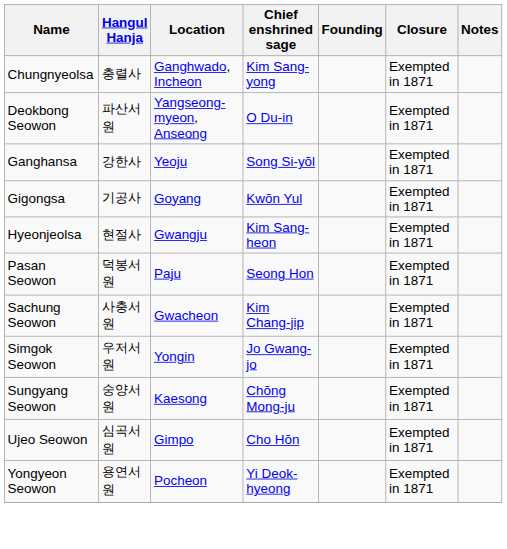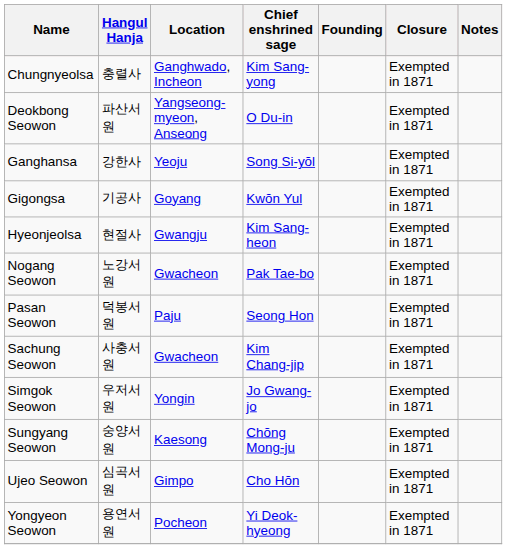+ row: (32, 274)
